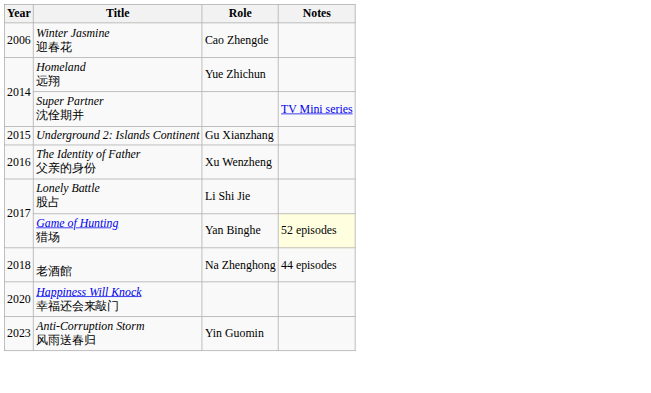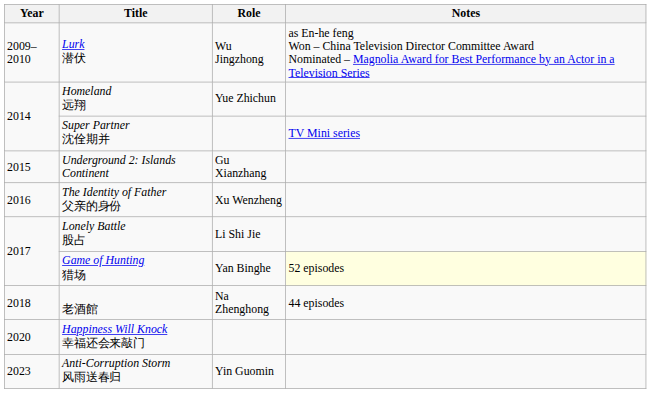- row: (73, 39)
+ row: (74, 51)
